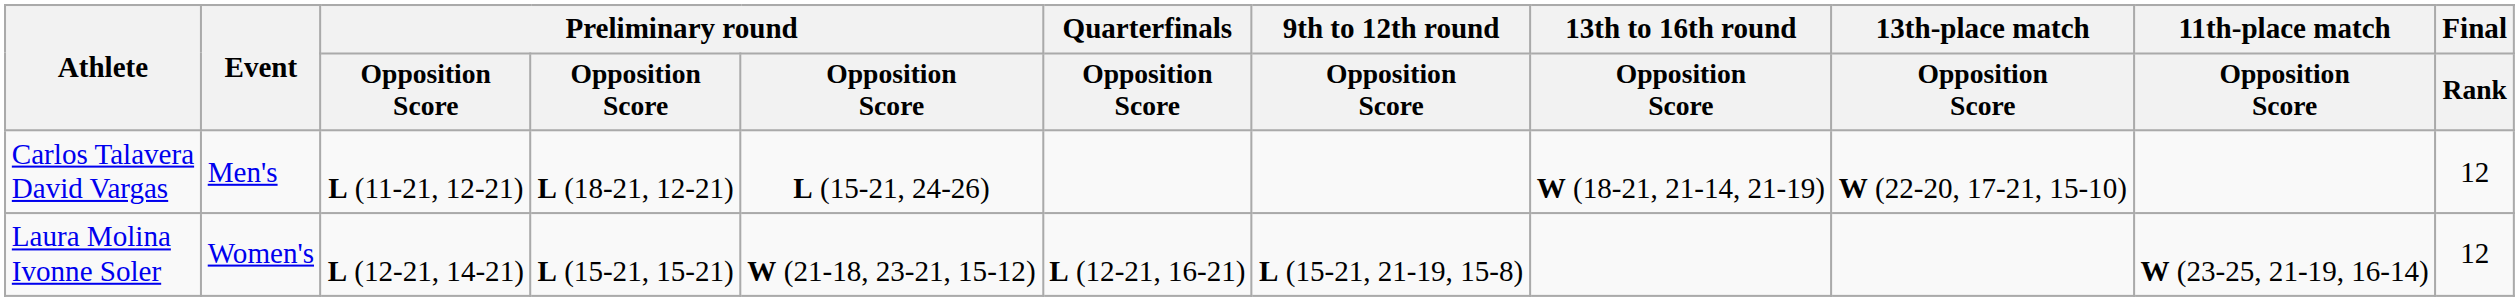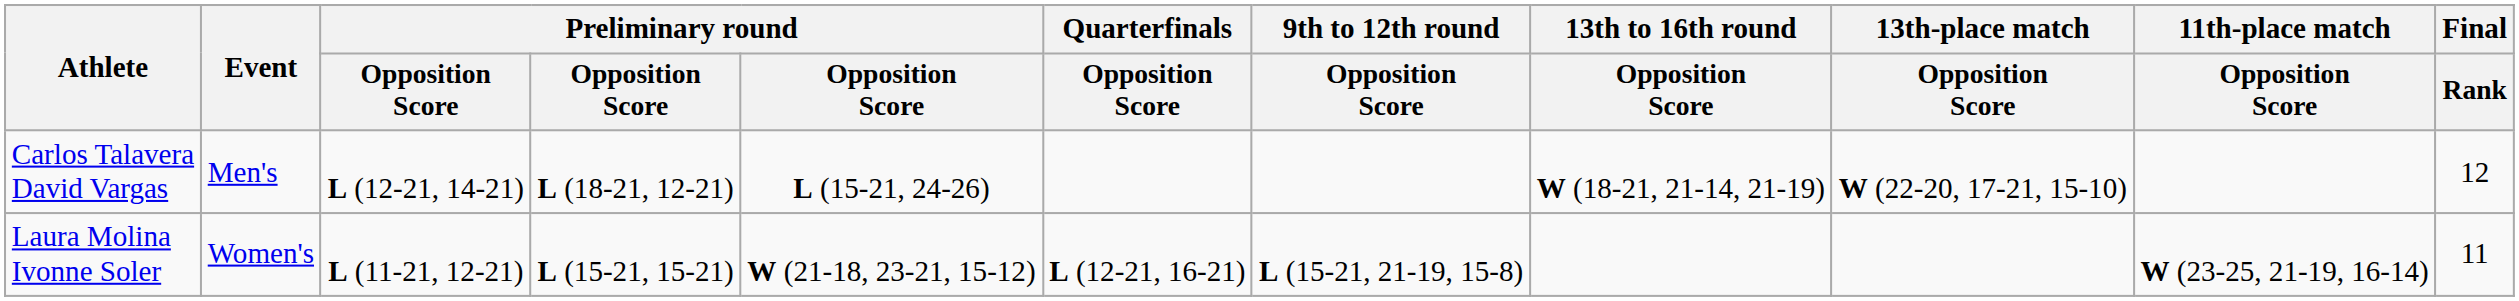(426, 188) L (11-21, 12-21) -> (426, 188) L (12-21, 14-21)
(426, 271) L (12-21, 14-21) -> (426, 271) L (11-21, 12-21)
(2475, 254) 12 -> (2475, 254) 11
